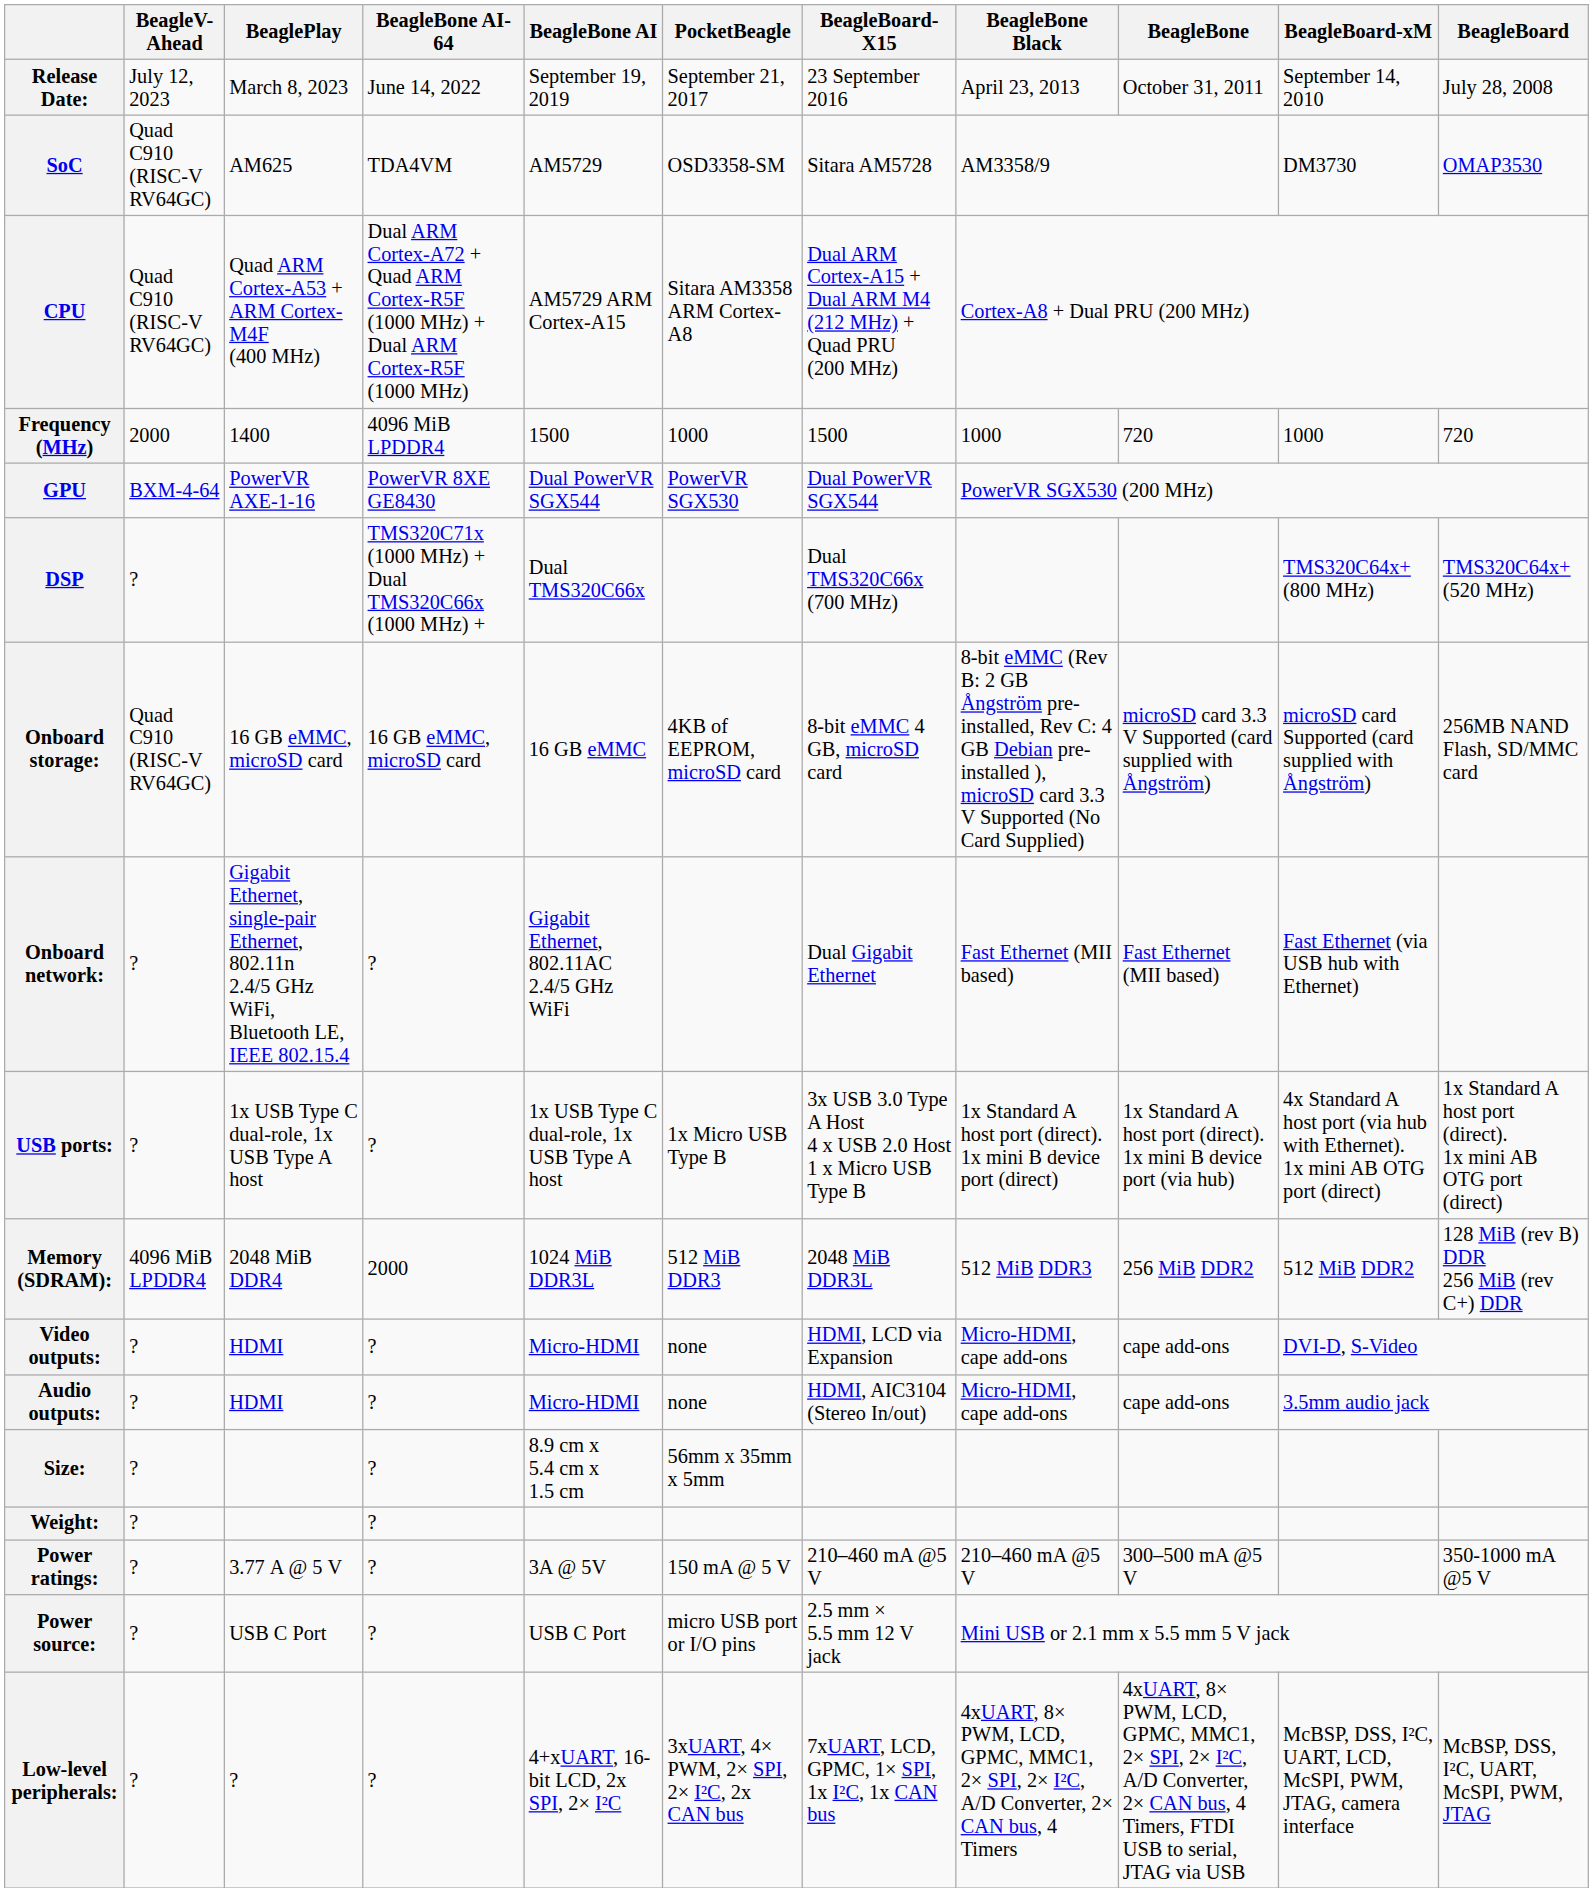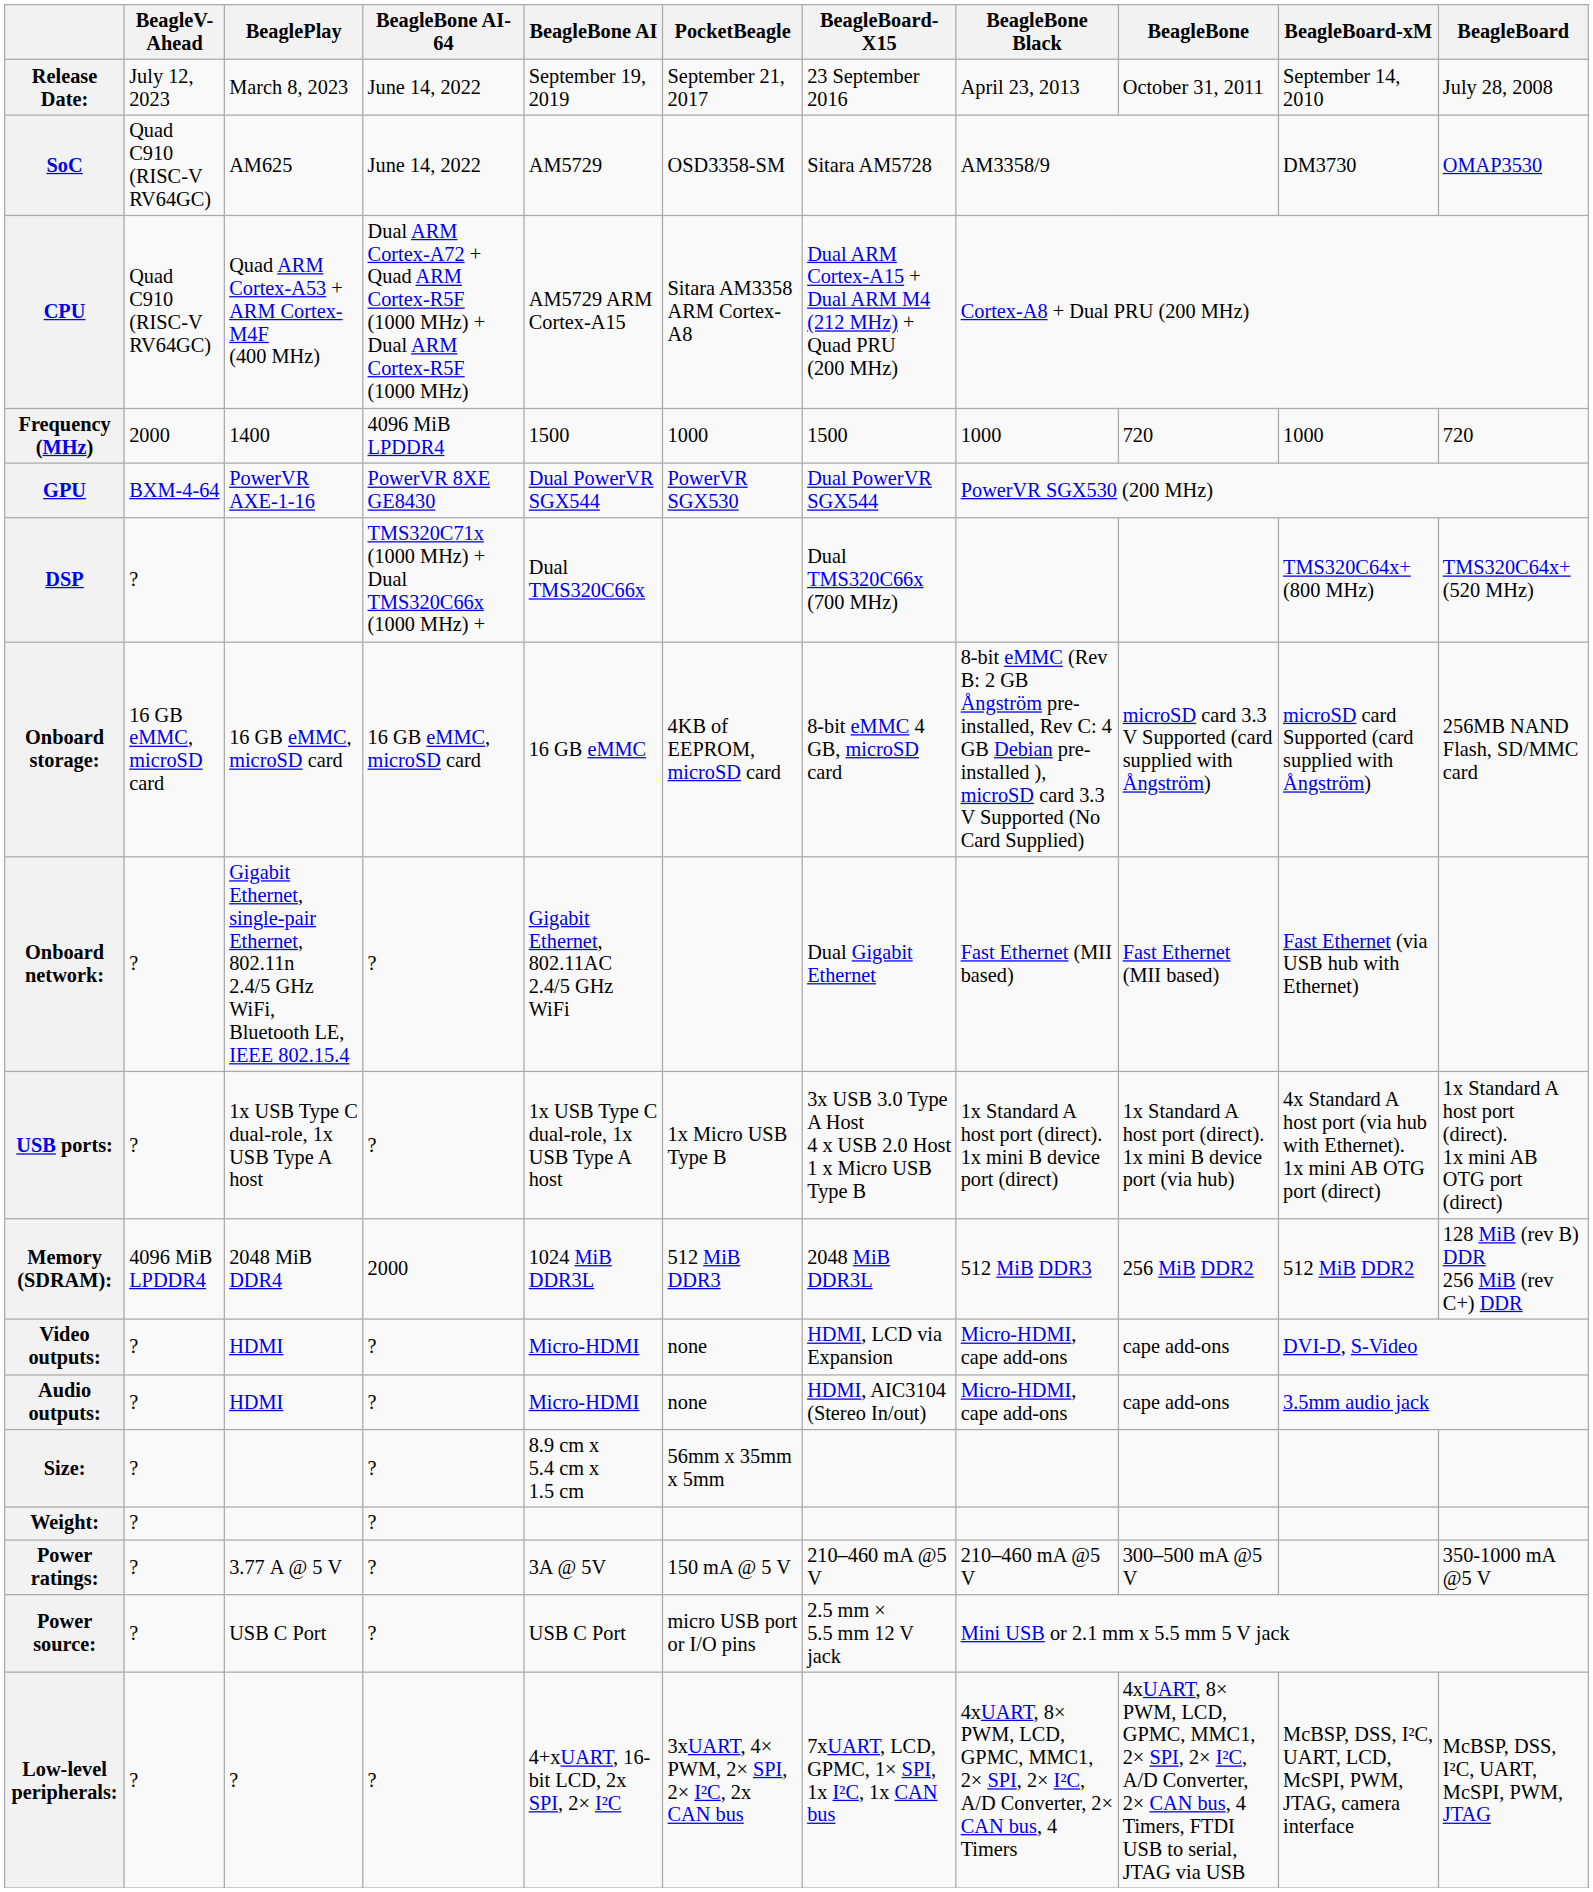(410, 165) TDA4VM -> (424, 165) June 14, 2022
(170, 749) Quad C910 (RISC-V RV64GC) -> (166, 749) 16 GB eMMC, microSD card
